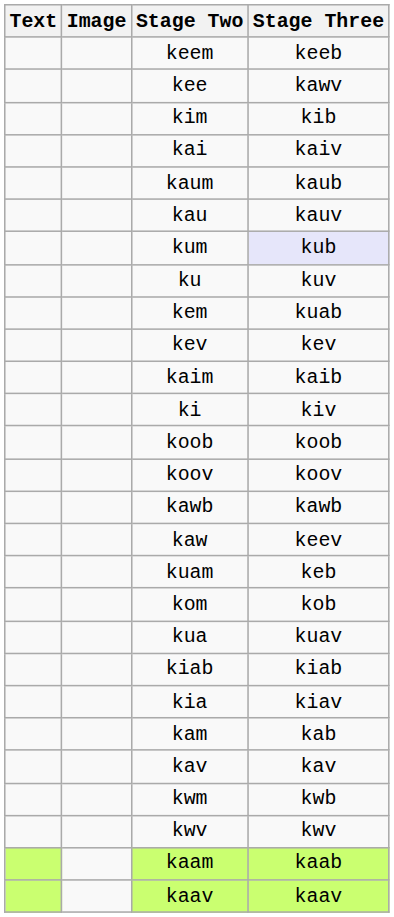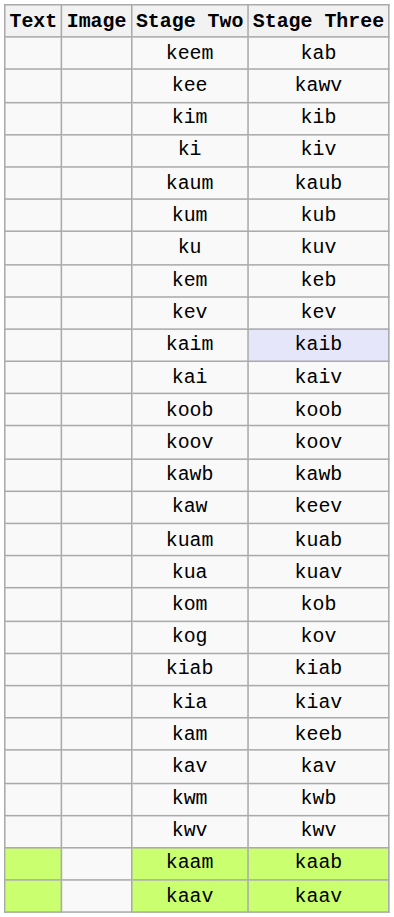(318, 53) keeb -> (318, 53) kab
rows swapped: (190, 410) <-> (190, 151)
- row: (190, 215)
(318, 248) lavender background -> (318, 215) no background
(318, 313) kuab -> (318, 280) keb
(318, 378) no background -> (318, 345) lavender background
(318, 572) keb -> (318, 540) kuab
rows swapped: (190, 637) <-> (190, 604)
+ row: (190, 637)
(318, 734) kab -> (318, 734) keeb
